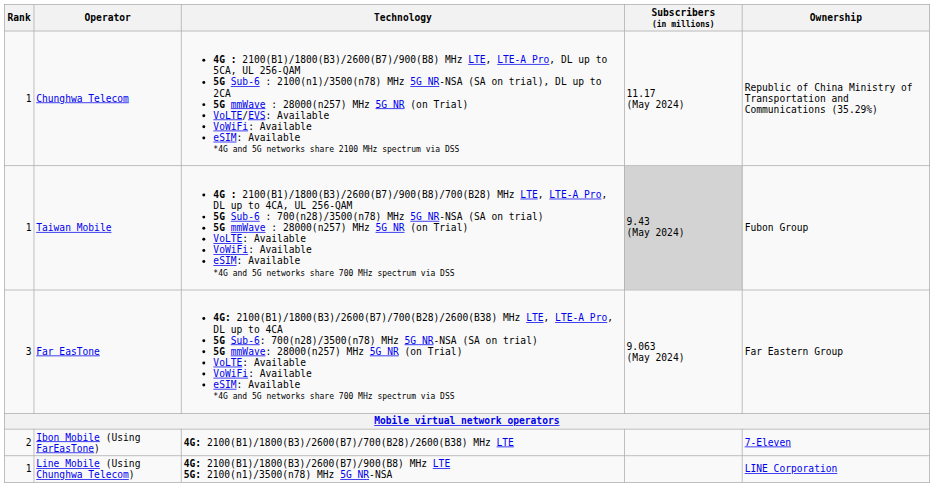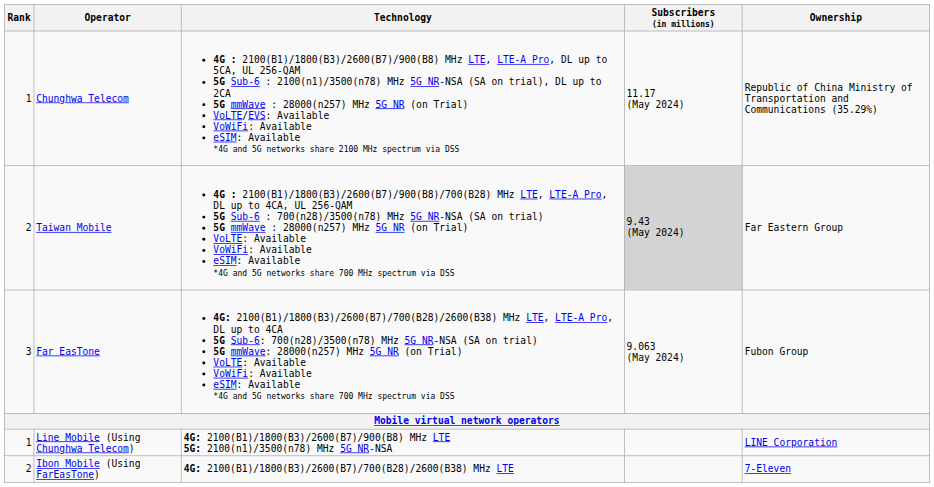(29, 228) 1 -> (29, 228) 2
(777, 228) Fubon Group -> (794, 228) Far Eastern Group
(794, 352) Far Eastern Group -> (777, 352) Fubon Group
rows swapped: (88, 469) <-> (88, 442)
